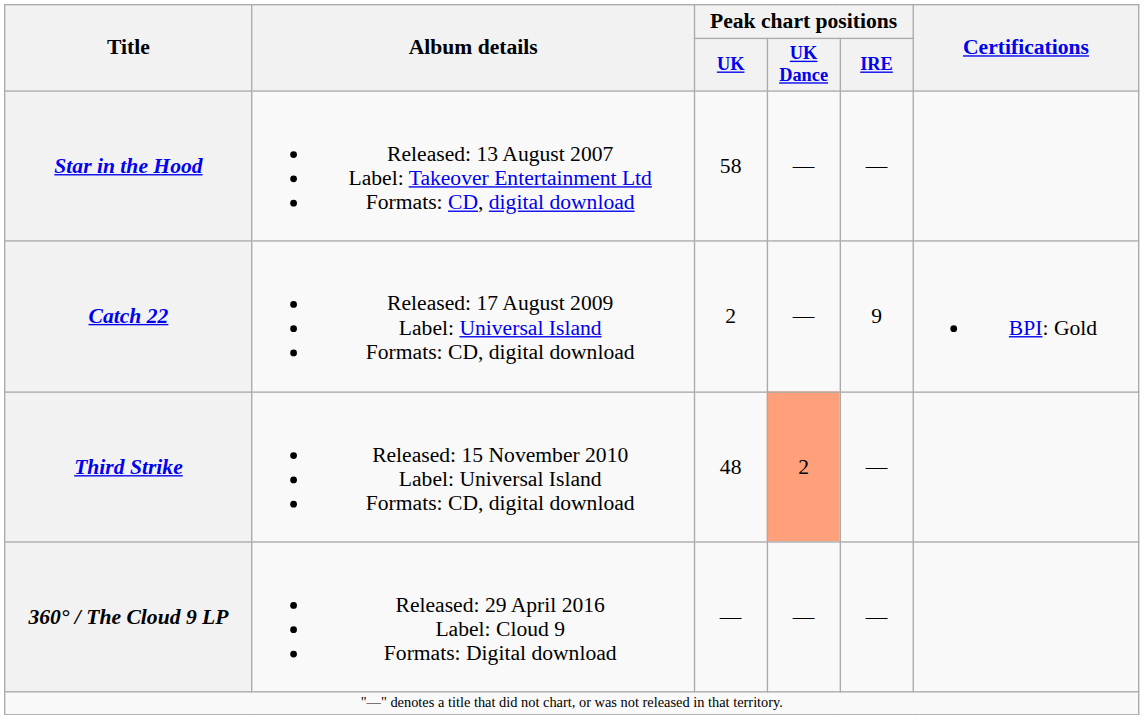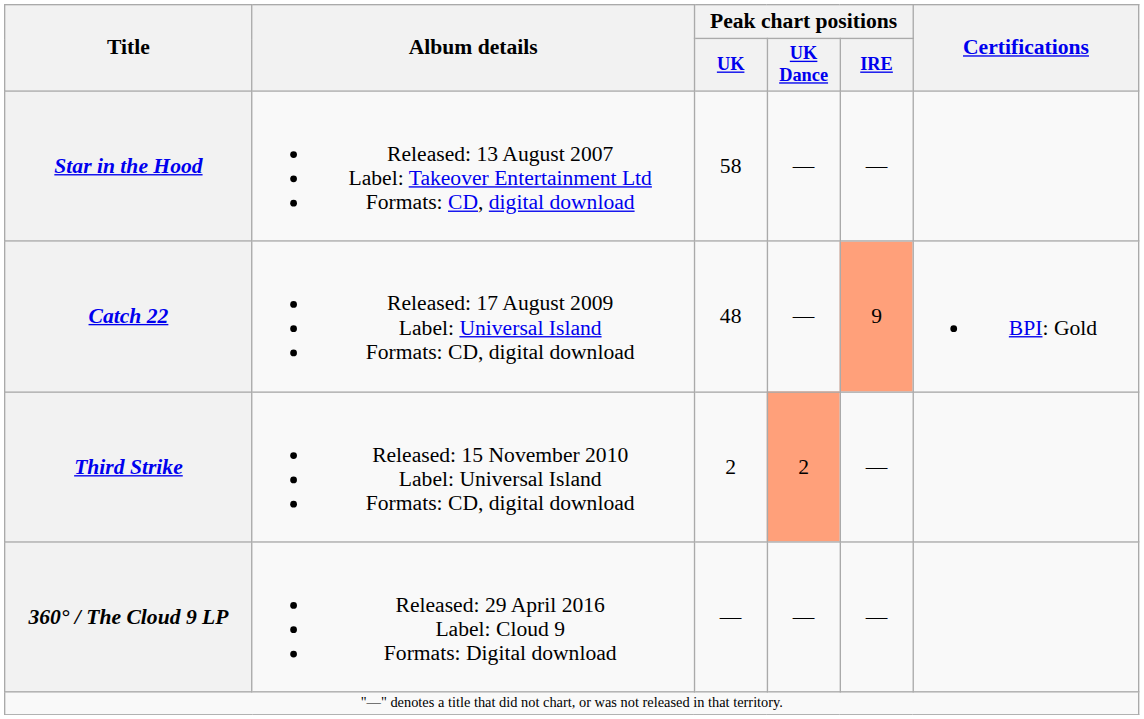(731, 316) 2 -> (731, 316) 48
(877, 316) no background -> (877, 316) lightsalmon background
(731, 466) 48 -> (731, 466) 2
